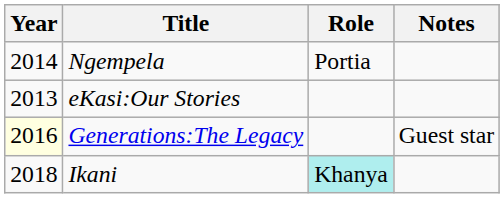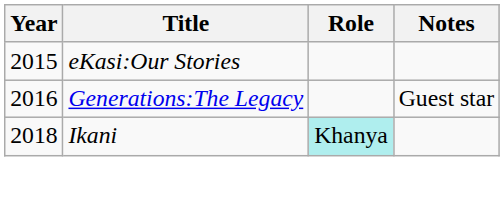- row: (116, 60)
(34, 98) 2013 -> (34, 60) 2015
(34, 135) lightyellow background -> (34, 98) no background
